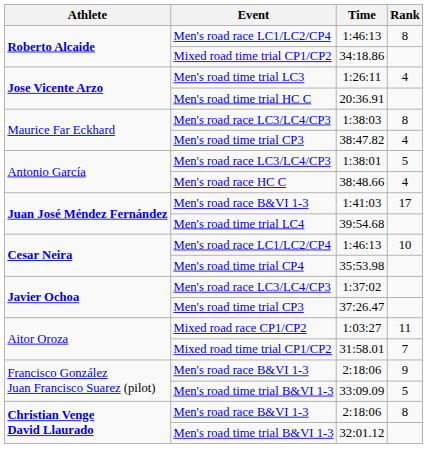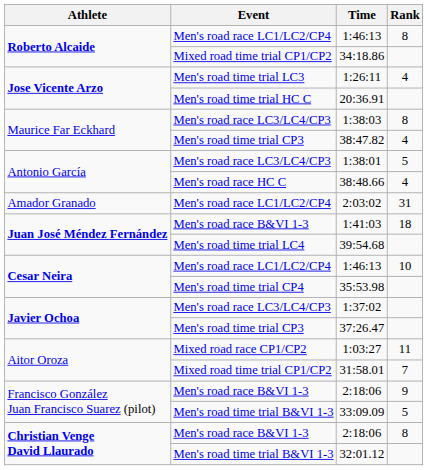+ row: (52, 203)
(405, 203) 17 -> (405, 224) 18
